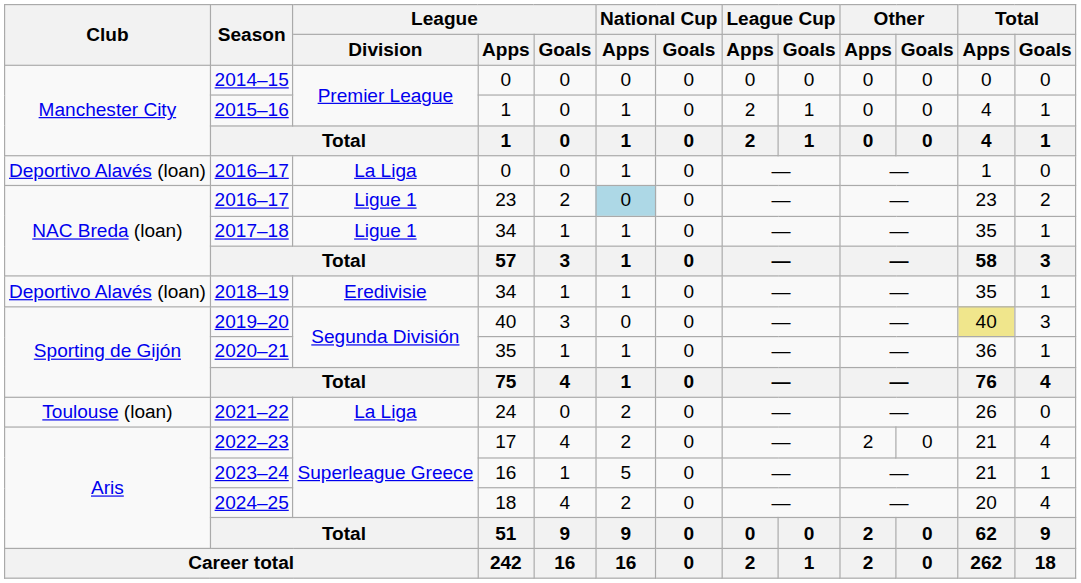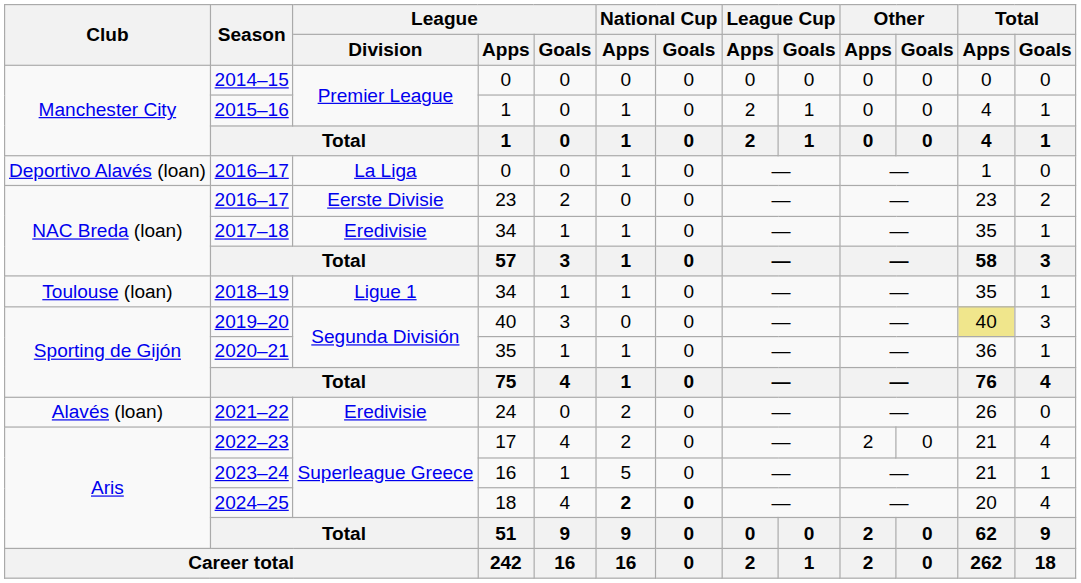(385, 200) Ligue 1 -> (385, 200) Eerste Divisie
(626, 200) lightblue background -> (626, 200) no background
(385, 230) Ligue 1 -> (385, 230) Eredivisie
(107, 291) Deportivo Alavés (loan) -> (107, 291) Toulouse (loan)
(385, 291) Eredivisie -> (385, 291) Ligue 1
(107, 412) Toulouse (loan) -> (107, 412) Alavés (loan)
(385, 412) La Liga -> (385, 412) Eredivisie
(626, 502) normal -> (626, 502) bold
(689, 502) normal -> (689, 502) bold
